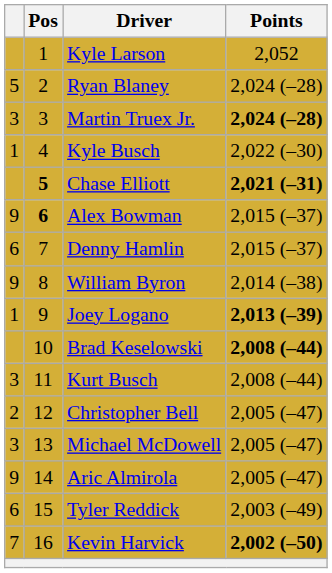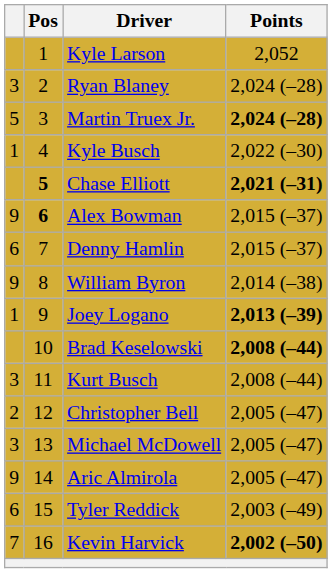(14, 86) 5 -> (14, 86) 3
(14, 118) 3 -> (14, 118) 5
